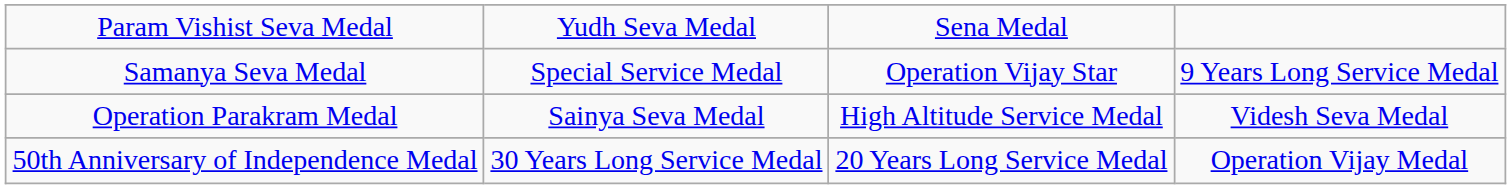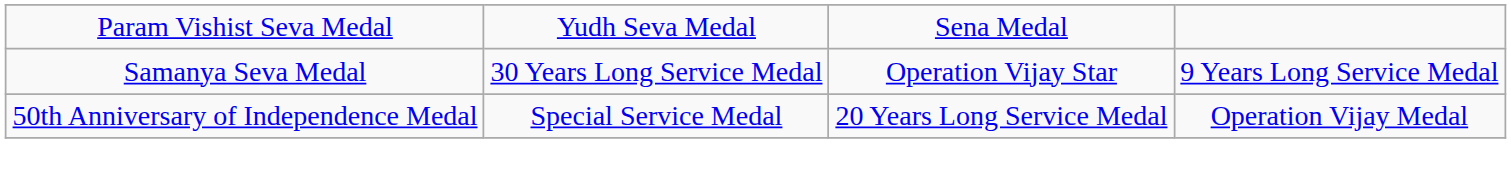(656, 71) Special Service Medal -> (656, 71) 30 Years Long Service Medal
- row: (245, 115)
(656, 159) 30 Years Long Service Medal -> (656, 115) Special Service Medal
